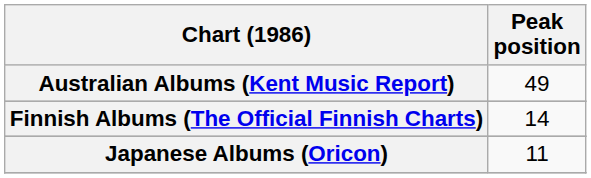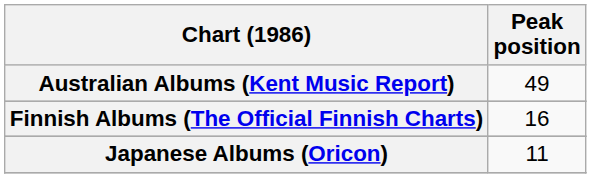(537, 118) 14 -> (537, 118) 16
